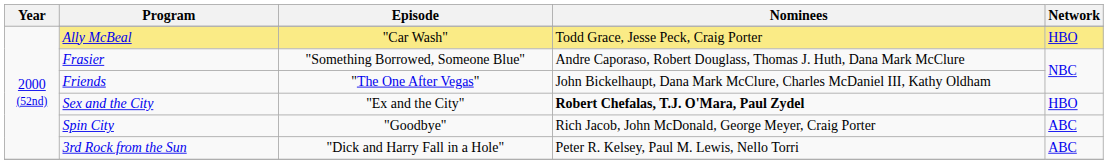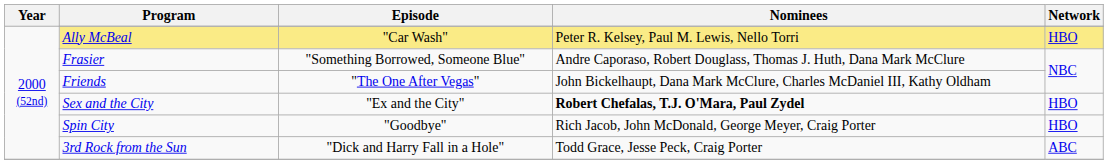(659, 37) Todd Grace, Jesse Peck, Craig Porter -> (677, 37) Peter R. Kelsey, Paul M. Lewis, Nello Torri
(1063, 125) ABC -> (1063, 125) HBO
(677, 147) Peter R. Kelsey, Paul M. Lewis, Nello Torri -> (659, 147) Todd Grace, Jesse Peck, Craig Porter
